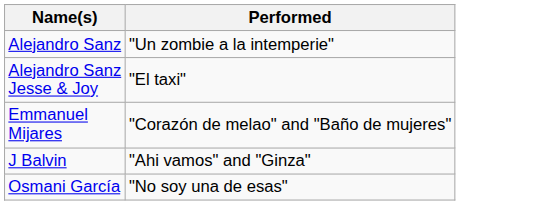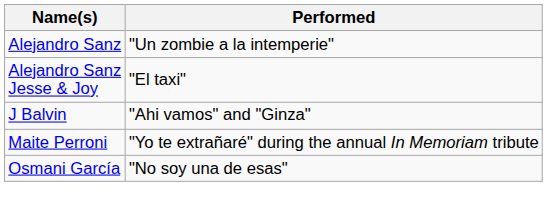- row: (48, 124)
+ row: (58, 141)
